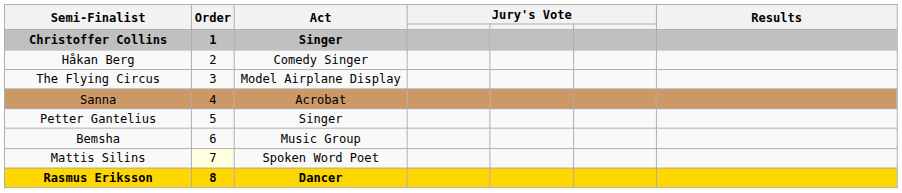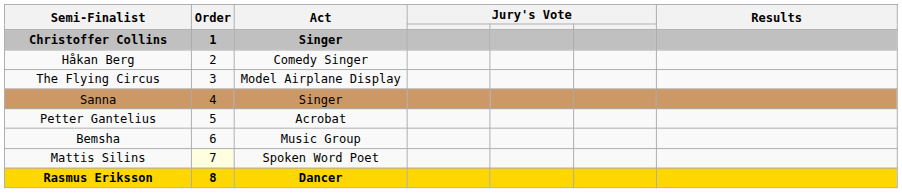(321, 99) Acrobat -> (321, 99) Singer
(321, 119) Singer -> (321, 119) Acrobat
